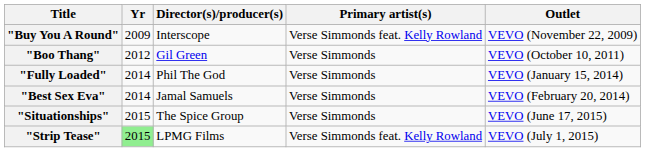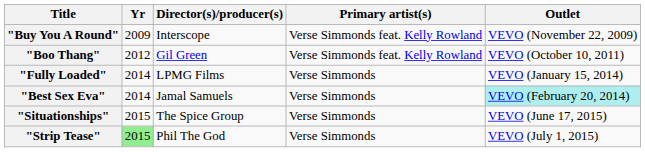(332, 55) Verse Simmonds -> (386, 55) Verse Simmonds feat. Kelly Rowland
(191, 75) Phil The God -> (190, 75) LPMG Films
(559, 95) no background -> (559, 95) paleturquoise background
(190, 136) LPMG Films -> (191, 136) Phil The God
(386, 136) Verse Simmonds feat. Kelly Rowland -> (332, 136) Verse Simmonds
